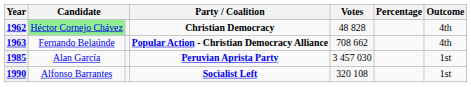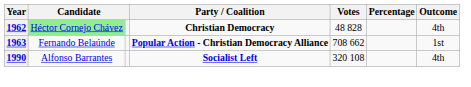(445, 43) 4th -> (438, 43) 1st
- row: (16, 58)
(445, 74) 1st -> (438, 58) 4th
